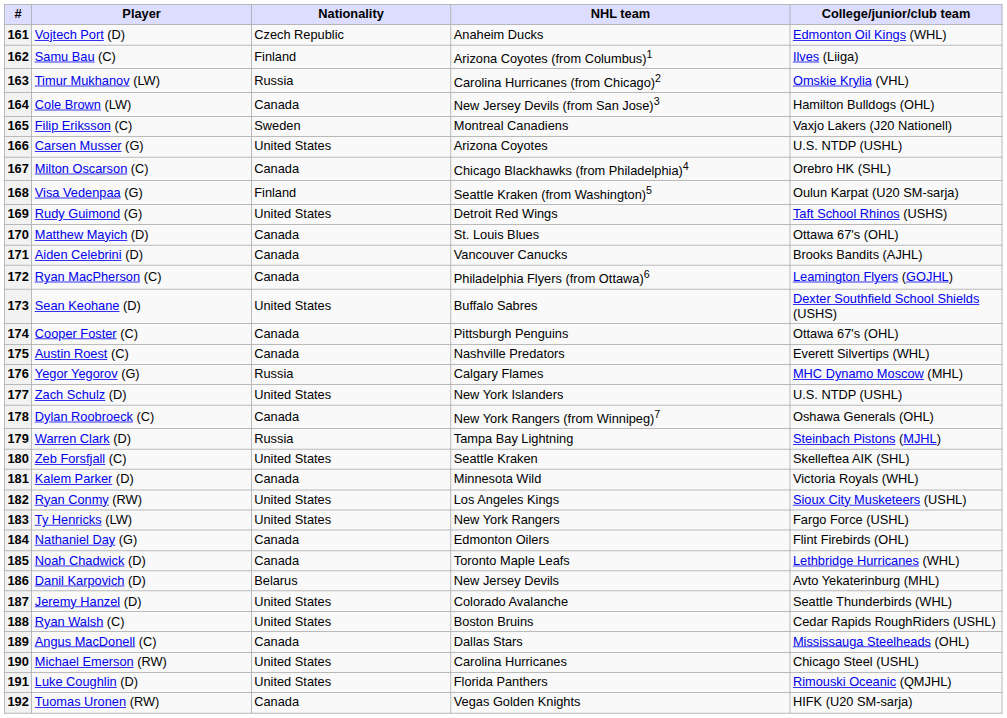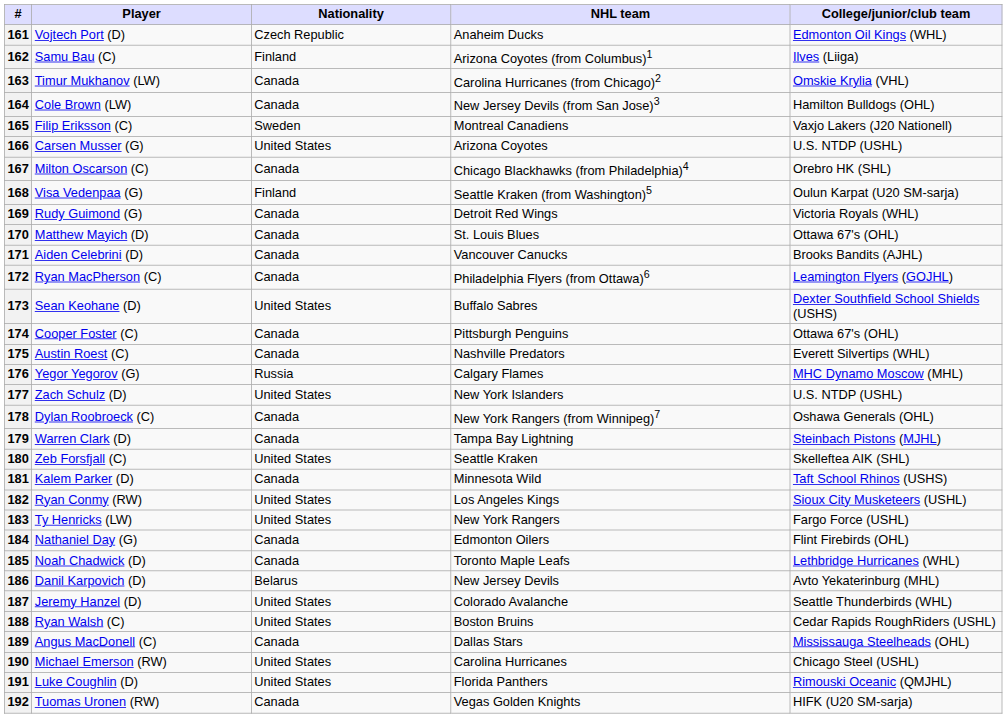(274, 80) Russia -> (277, 80) Canada
(293, 214) United States -> (277, 214) Canada
(870, 214) Taft School Rhinos (USHS) -> (856, 214) Victoria Royals (WHL)
(274, 438) Russia -> (277, 438) Canada
(856, 479) Victoria Royals (WHL) -> (870, 479) Taft School Rhinos (USHS)
